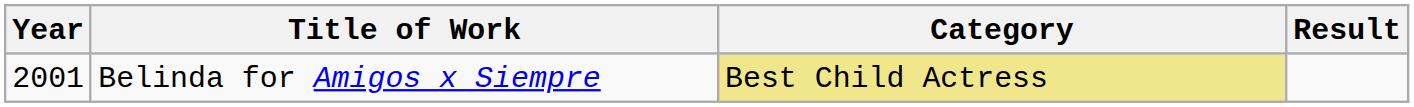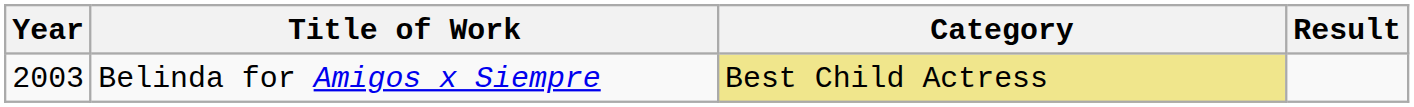(48, 78) 2001 -> (48, 78) 2003
